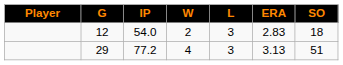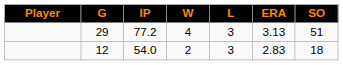rows swapped: (102, 50) <-> (102, 32)
